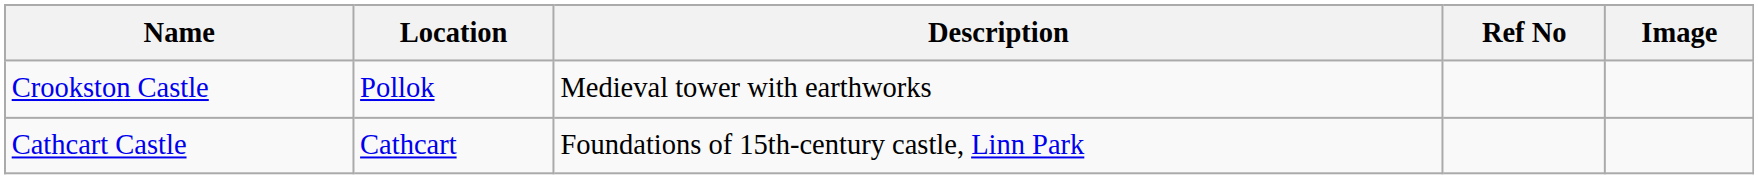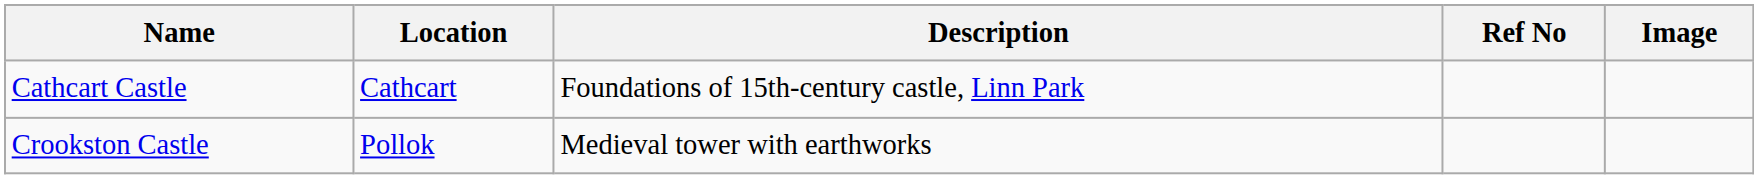rows swapped: (99, 144) <-> (110, 88)
